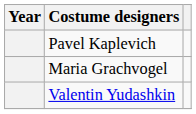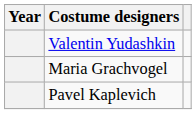rows swapped: (102, 43) <-> (112, 95)
